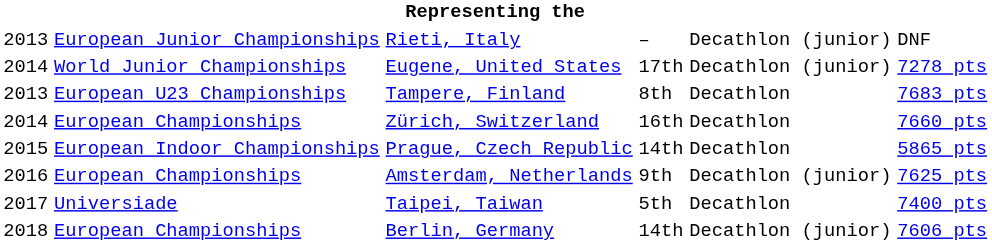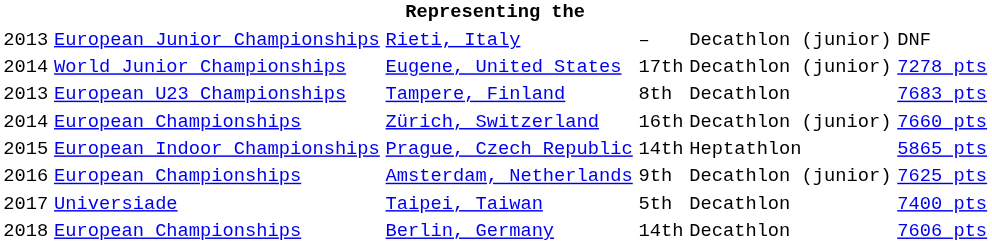(740, 122) Decathlon -> (790, 122) Decathlon (junior)
(740, 149) Decathlon -> (745, 149) Heptathlon
(790, 231) Decathlon (junior) -> (740, 231) Decathlon
